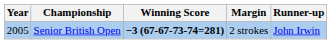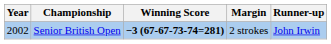(18, 30) 2005 -> (18, 30) 2002
